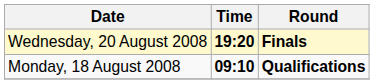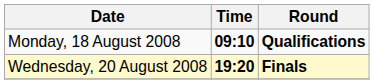rows swapped: (94, 66) <-> (108, 41)
